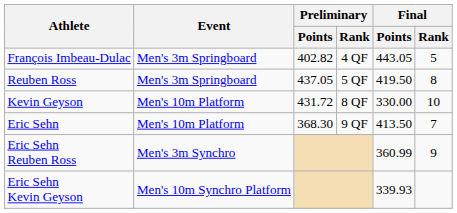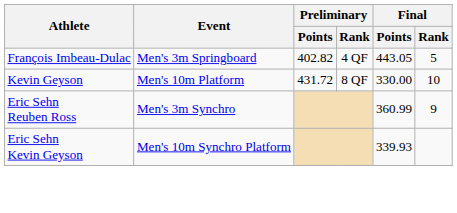- row: (42, 80)
- row: (33, 123)
